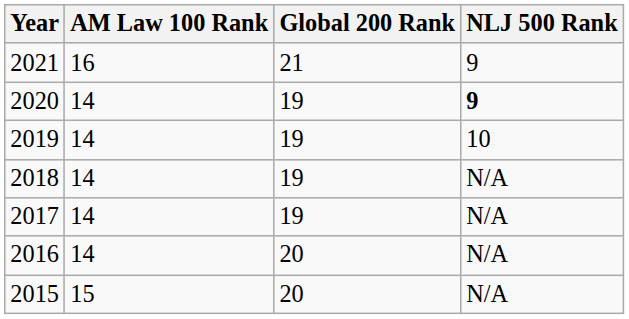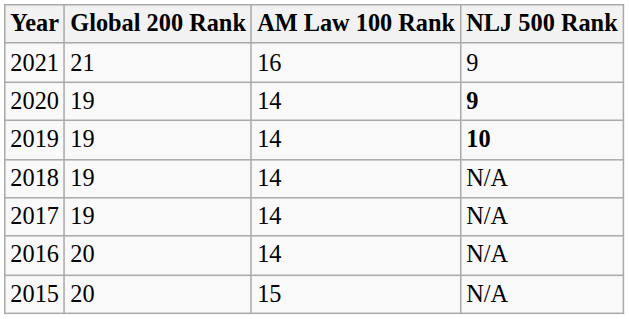columns swapped: (169, 23) <-> (367, 23)
(478, 139) normal -> (478, 139) bold
